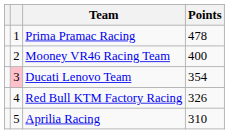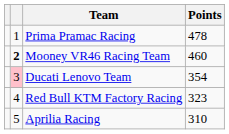(16, 56) normal -> (16, 56) bold
(198, 56) 400 -> (198, 56) 460
(198, 98) 326 -> (198, 98) 323
